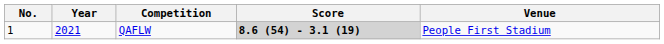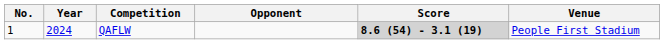+ column: (276, 13)
(68, 30) 2021 -> (59, 30) 2024
